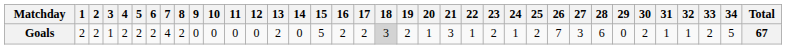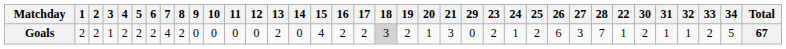columns swapped: (472, 13) <-> (623, 13)
(321, 33) 5 -> (321, 33) 4
(559, 33) 7 -> (559, 33) 6
(602, 33) 6 -> (602, 33) 7
